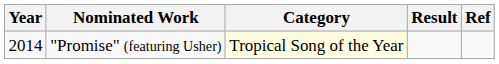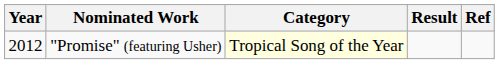(25, 44) 2014 -> (25, 44) 2012
